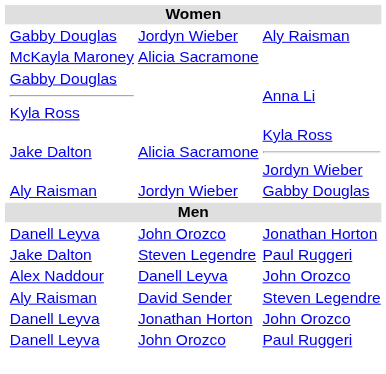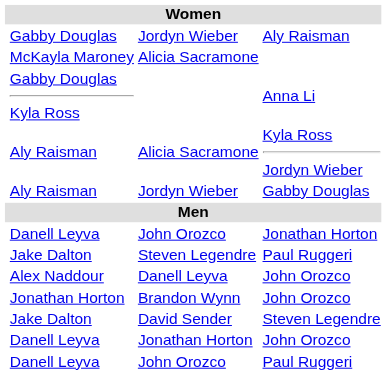(51, 152) Jake Dalton -> (53, 152) Aly Raisman
+ row: (189, 297)
(53, 297) Aly Raisman -> (51, 319) Jake Dalton
